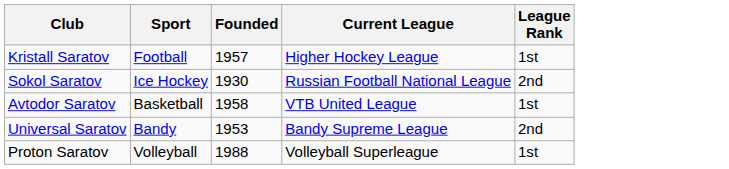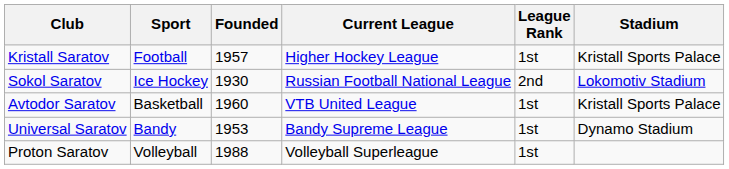+ column: (649, 24)
(232, 104) 1958 -> (232, 104) 1960
(531, 128) 2nd -> (528, 128) 1st
